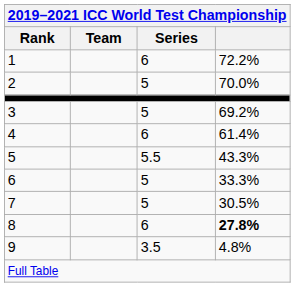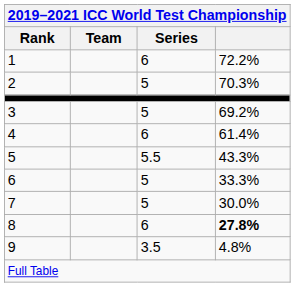(239, 83) 70.0% -> (239, 83) 70.3%
(239, 203) 30.5% -> (239, 203) 30.0%
